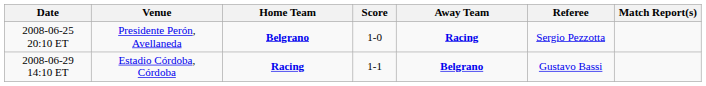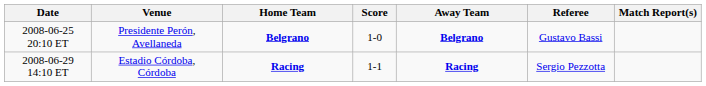(462, 36) Racing -> (462, 36) Belgrano
(571, 36) Sergio Pezzotta -> (571, 36) Gustavo Bassi
(462, 66) Belgrano -> (462, 66) Racing
(571, 66) Gustavo Bassi -> (571, 66) Sergio Pezzotta
